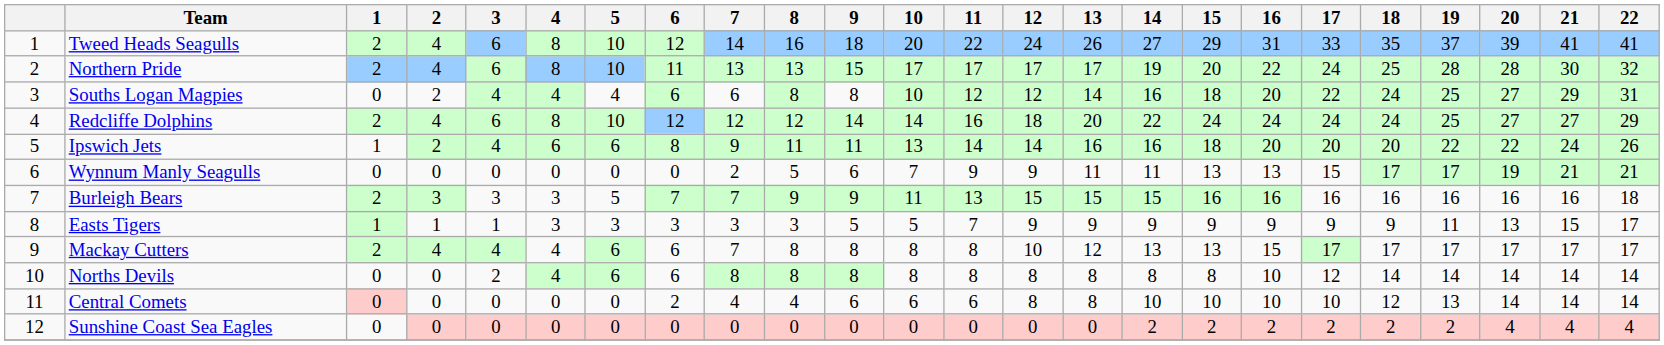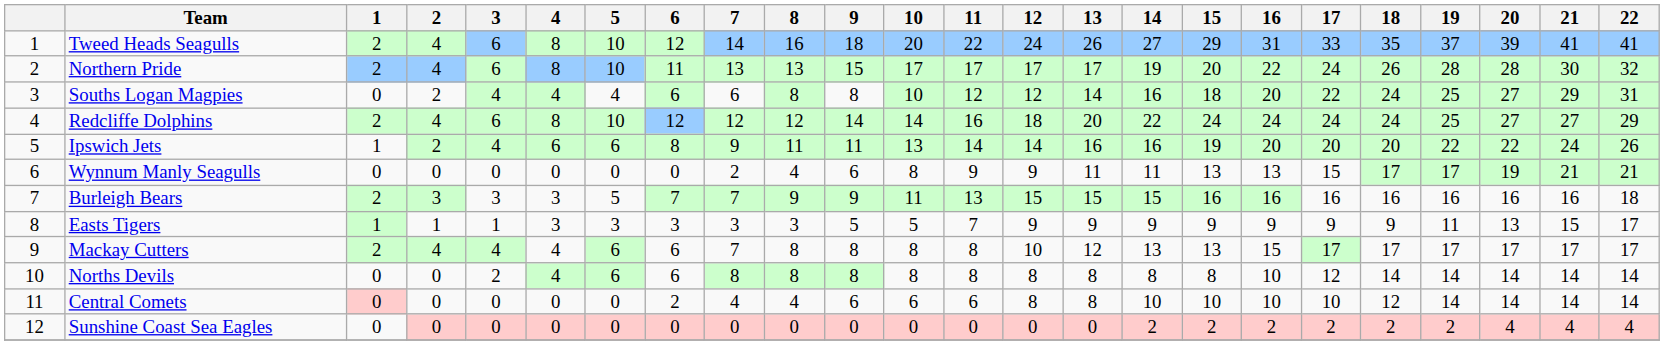(1391, 69) 25 -> (1391, 69) 26
(1212, 146) 18 -> (1212, 146) 19
(794, 172) 5 -> (794, 172) 4
(914, 172) 7 -> (914, 172) 8
(1450, 301) 13 -> (1450, 301) 14
